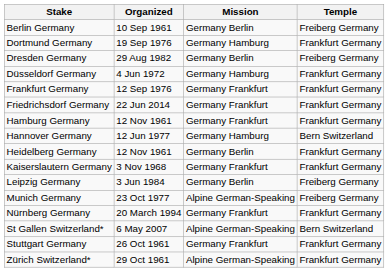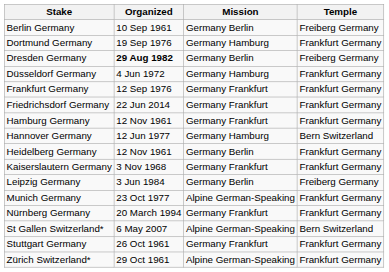(144, 58) normal -> (145, 58) bold
(339, 197) Freiberg Germany -> (340, 197) Frankfurt Germany
